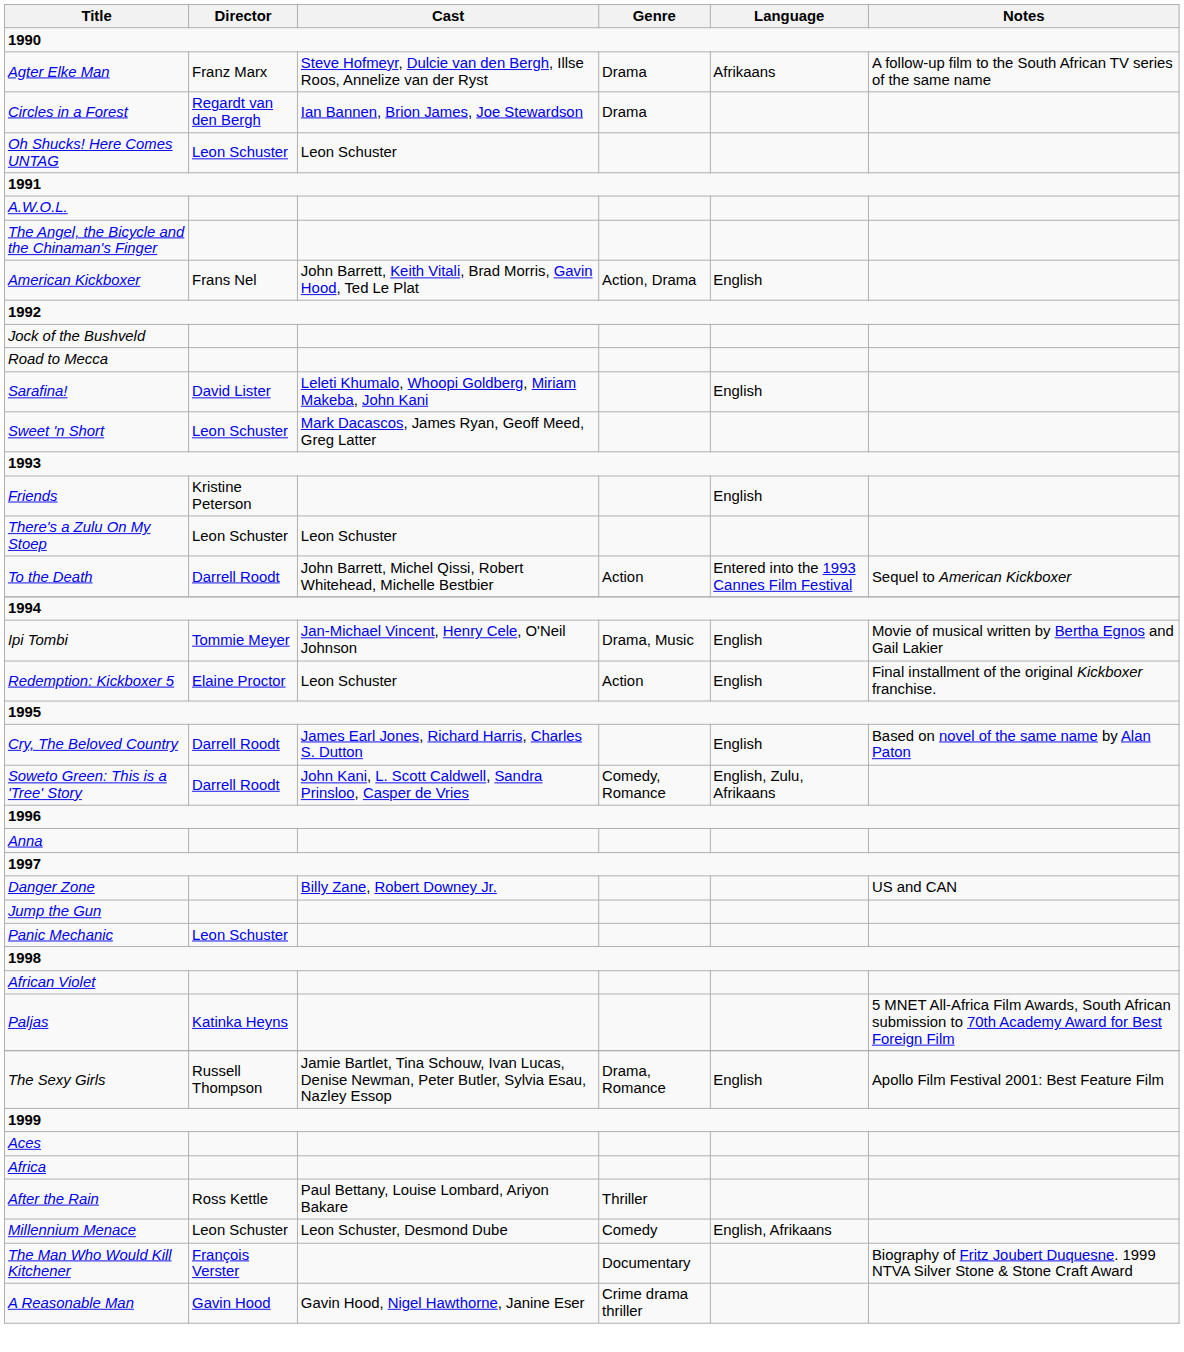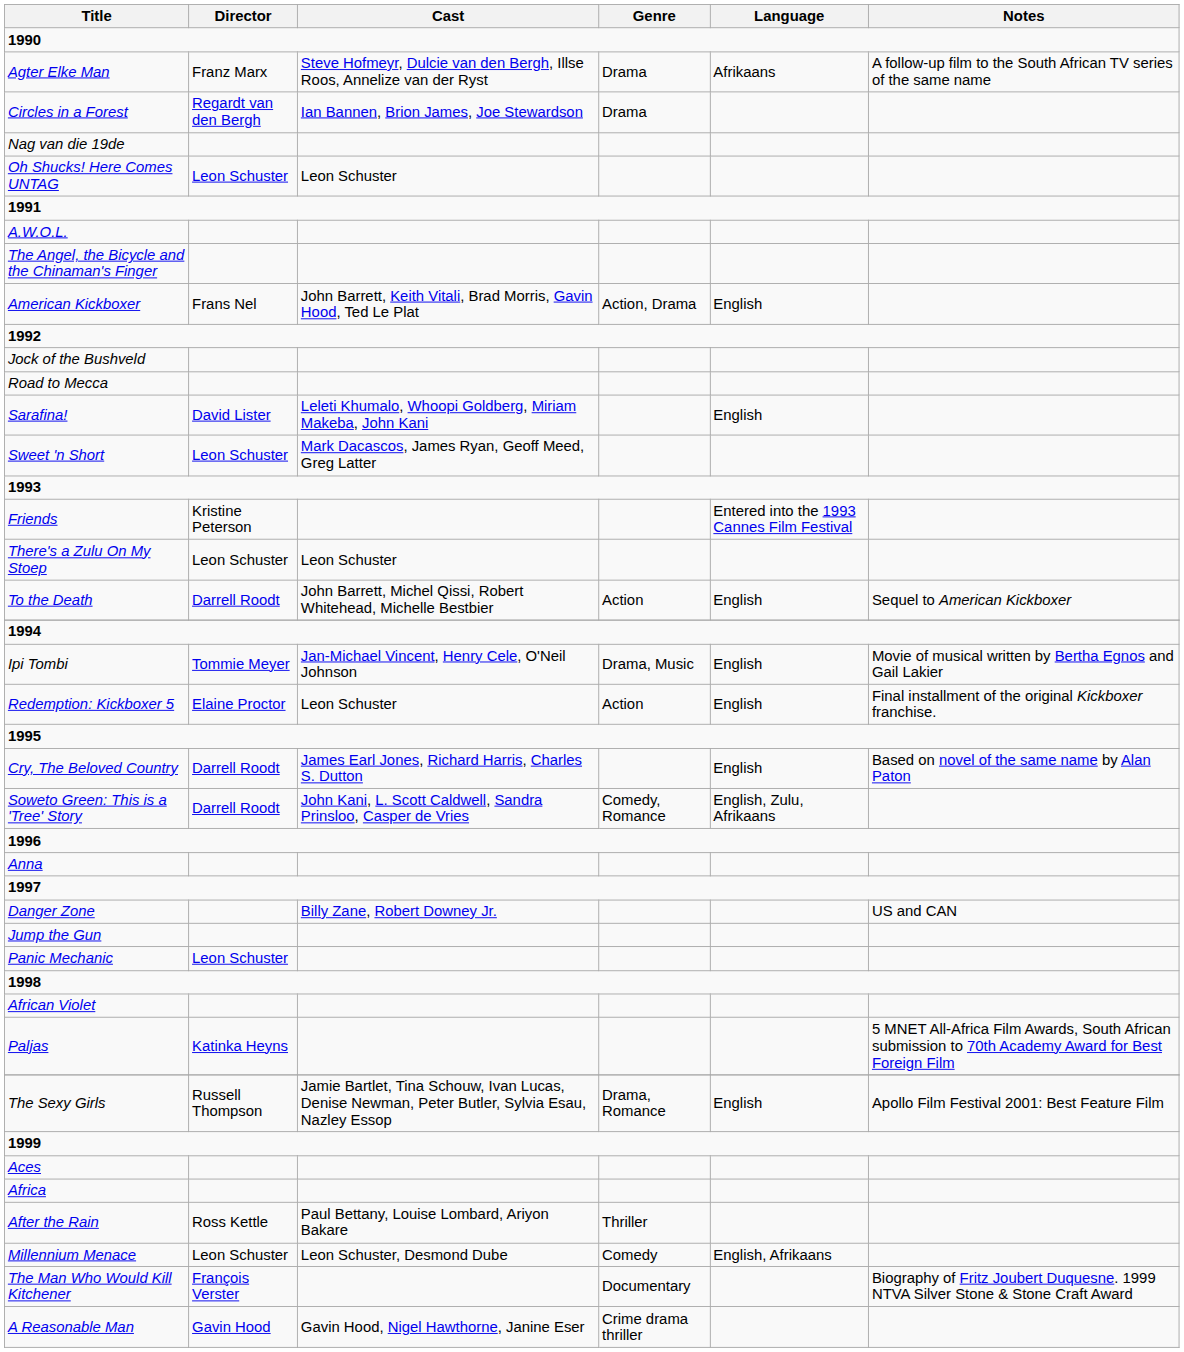+ row: (66, 144)
(738, 495) English -> (785, 519) Entered into the 1993 Cannes Film Festival
(785, 576) Entered into the 1993 Cannes Film Festival -> (738, 600) English
